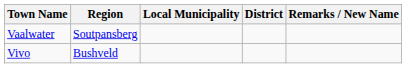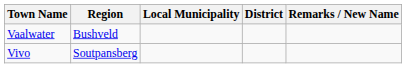(105, 34) Soutpansberg -> (95, 34) Bushveld
(95, 53) Bushveld -> (105, 53) Soutpansberg
